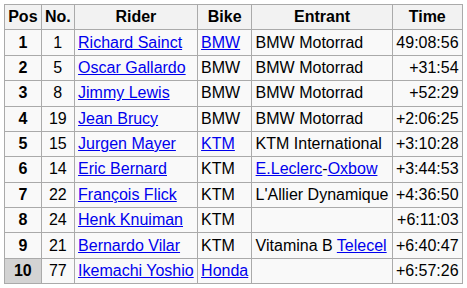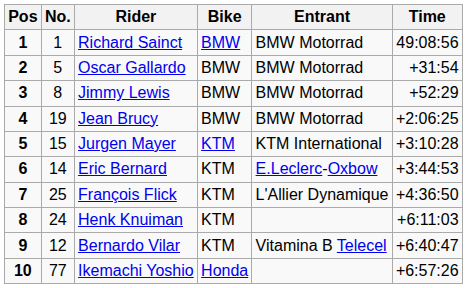(58, 194) 22 -> (58, 194) 25
(58, 245) 21 -> (58, 245) 12
(23, 270) lightgrey background -> (23, 270) no background
